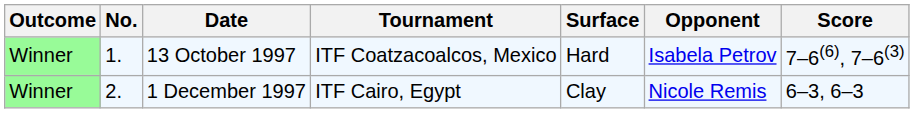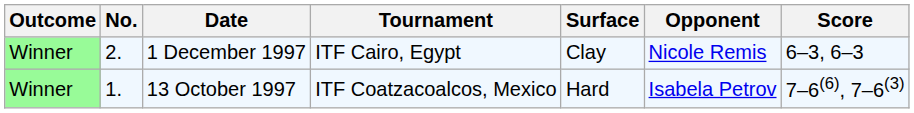rows swapped: (221, 55) <-> (226, 90)
